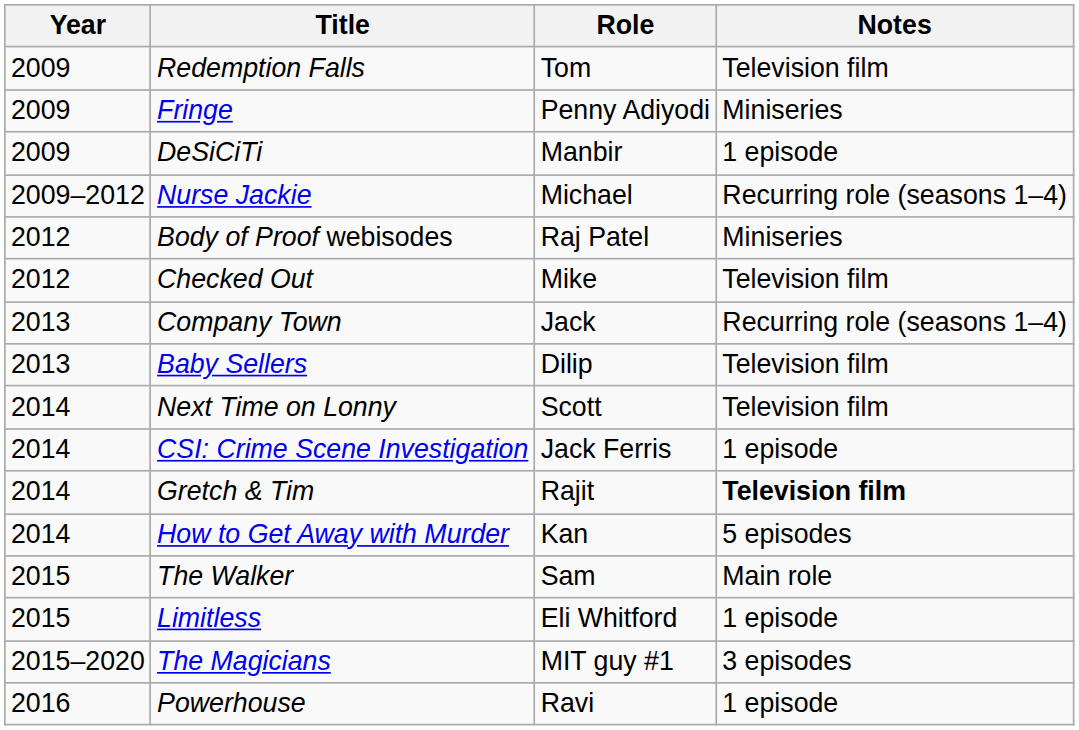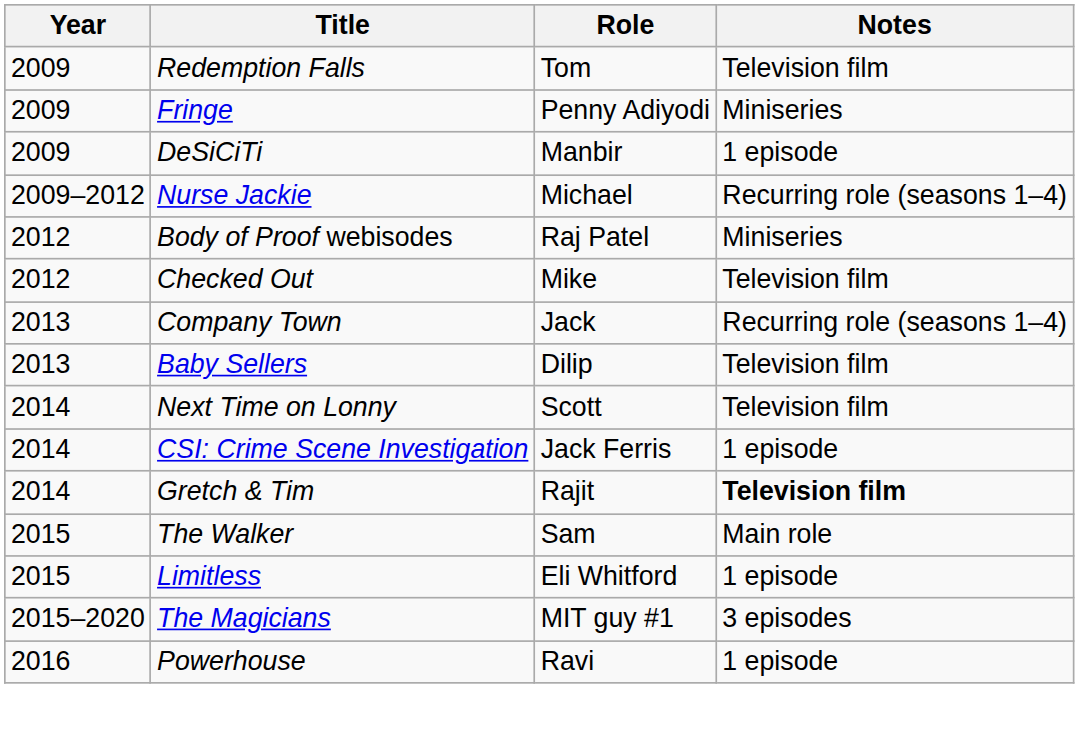- row: (333, 534)
